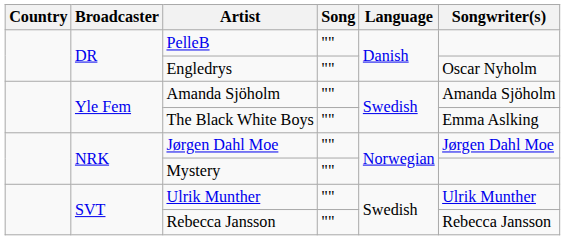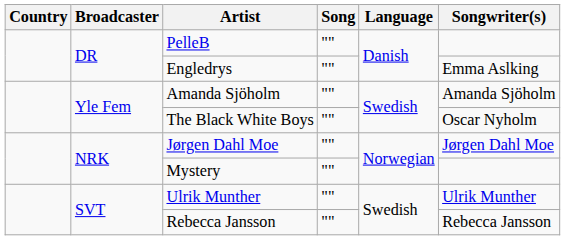(489, 68) Oscar Nyholm -> (490, 68) Emma Aslking
(490, 119) Emma Aslking -> (489, 119) Oscar Nyholm
